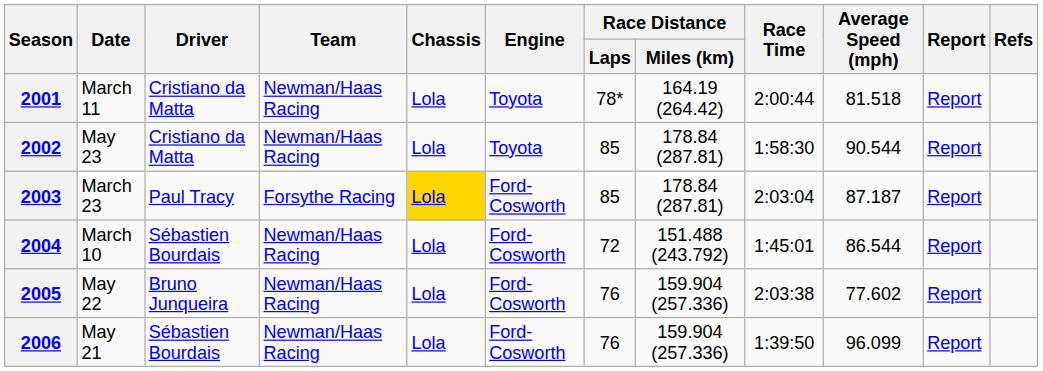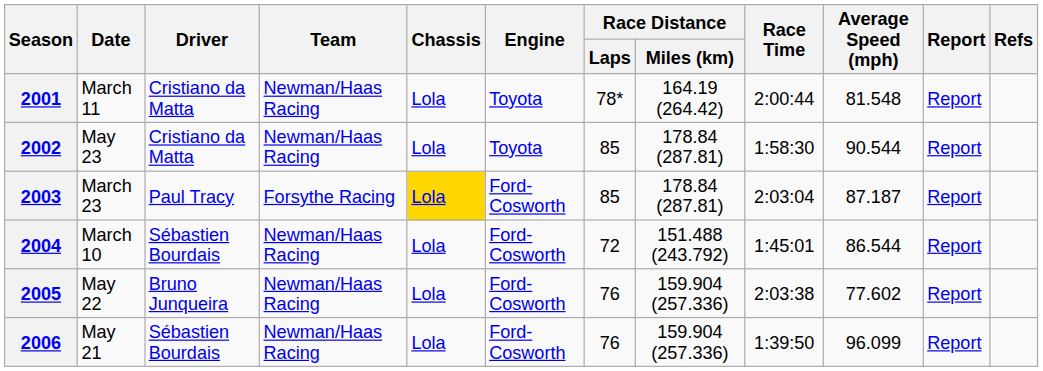(873, 98) 81.518 -> (873, 98) 81.548
